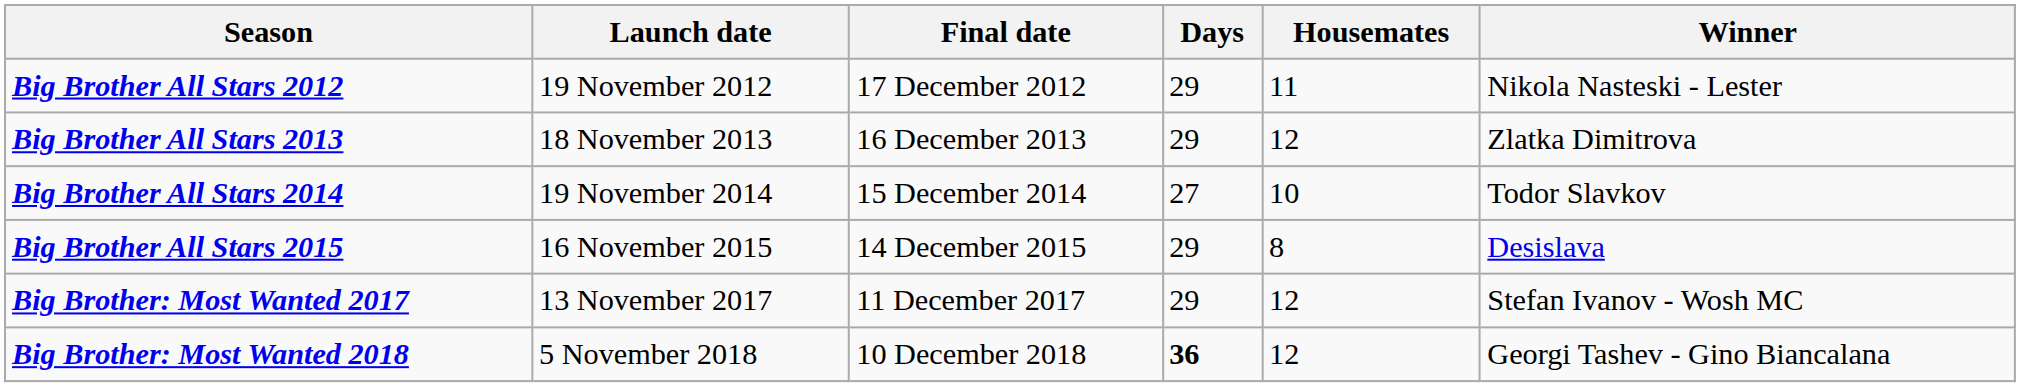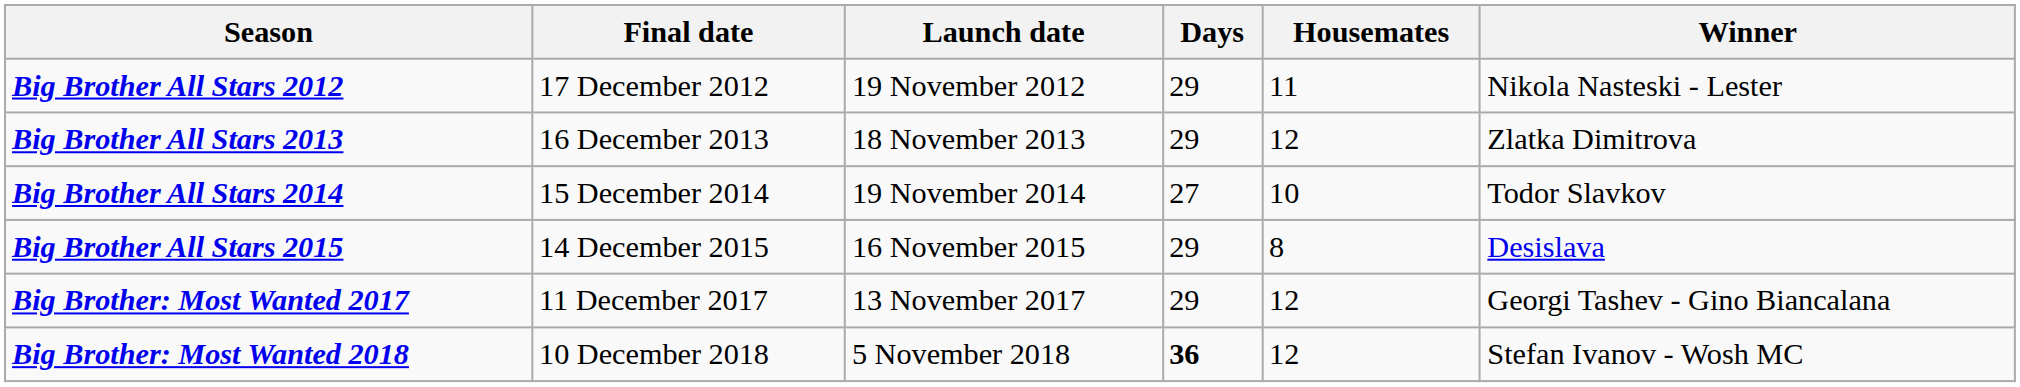columns swapped: (691, 31) <-> (1006, 31)
(1645, 300) Stefan Ivanov - Wosh MC -> (1689, 300) Georgi Tashev - Gino Biancalana
(1689, 354) Georgi Tashev - Gino Biancalana -> (1645, 354) Stefan Ivanov - Wosh MC
